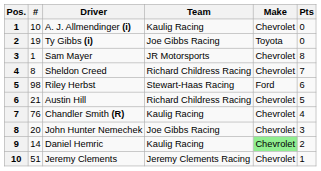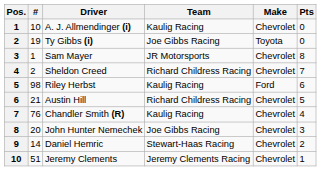(33, 71) 8 -> (33, 71) 2
(190, 85) Stewart-Haas Racing -> (175, 85) Kaulig Racing
(175, 144) Kaulig Racing -> (190, 144) Stewart-Haas Racing
(275, 144) lightgreen background -> (275, 144) no background
